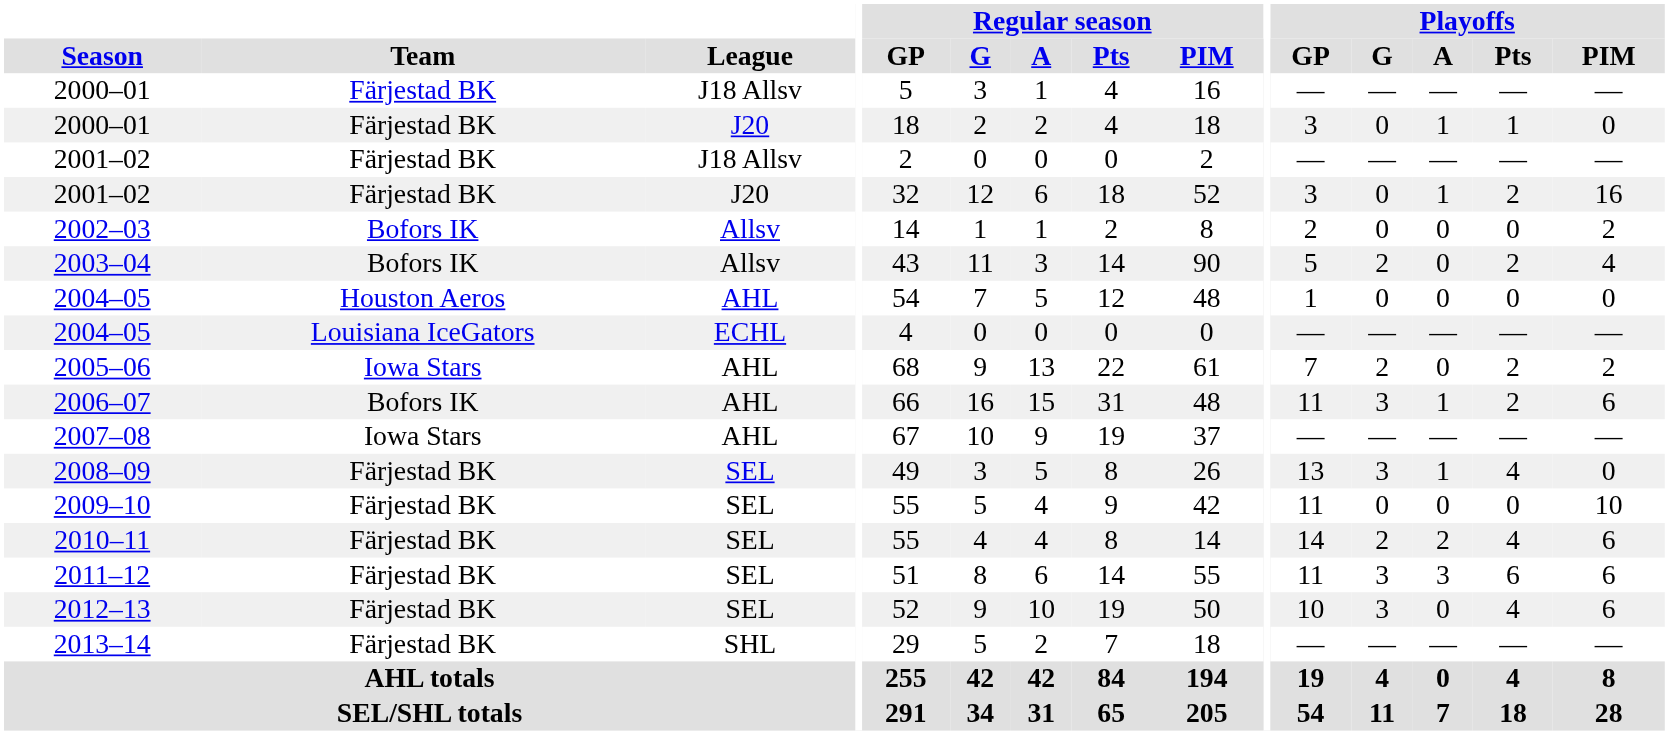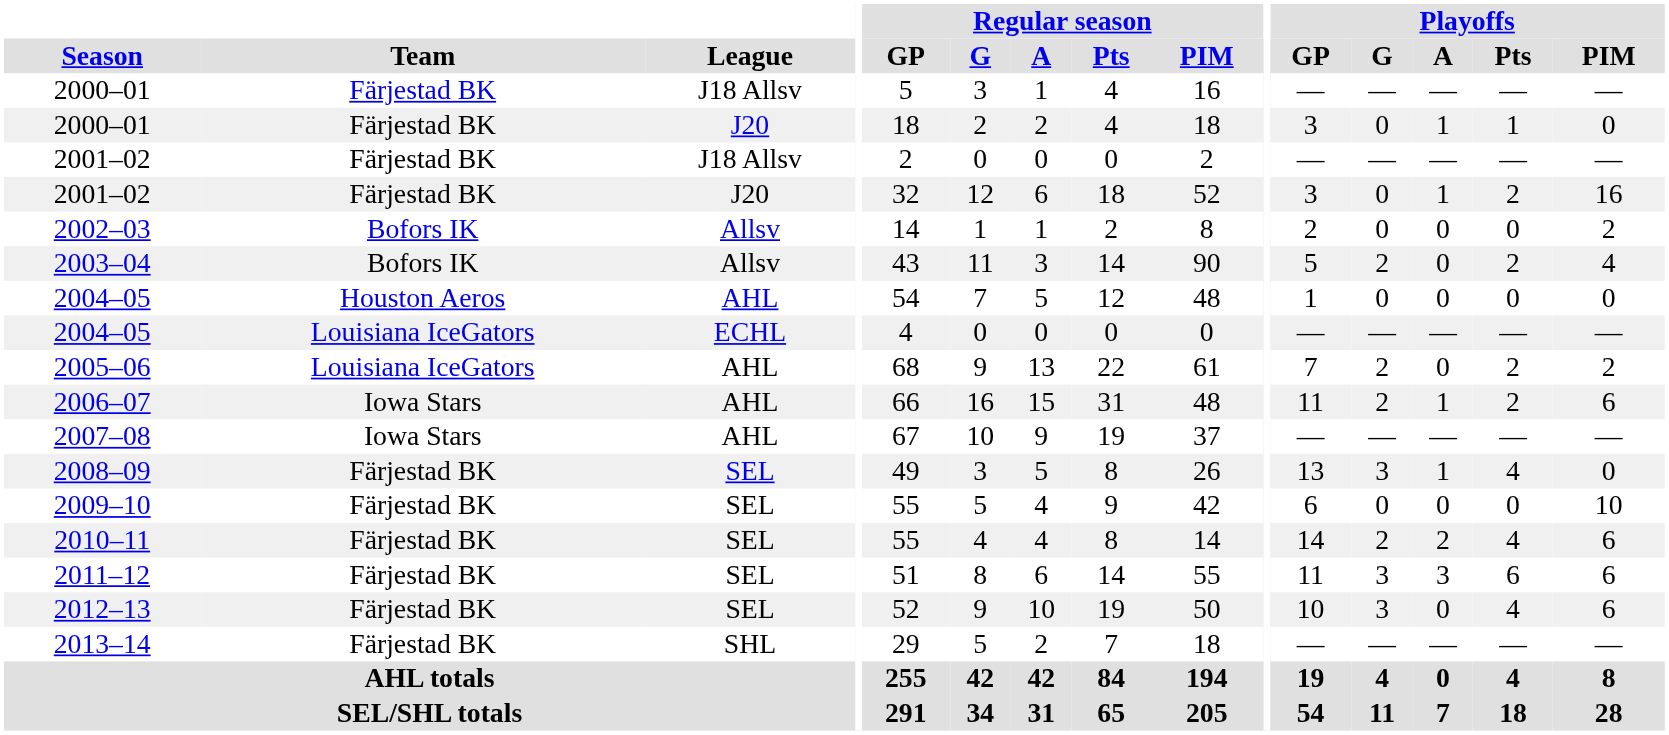(423, 366) Iowa Stars -> (423, 366) Louisiana IceGators
(423, 401) Bofors IK -> (423, 401) Iowa Stars
(1382, 401) 3 -> (1382, 401) 2
(1311, 505) 11 -> (1311, 505) 6
